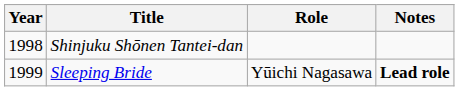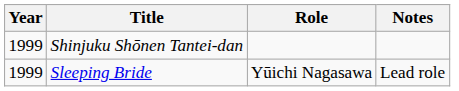(26, 45) 1998 -> (26, 45) 1999
(415, 72) bold -> (413, 72) normal
